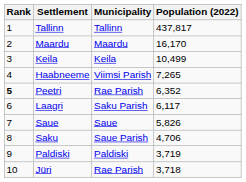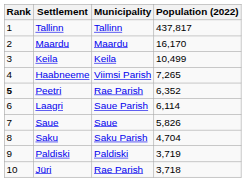(121, 106) Saku Parish -> (121, 106) Saue Parish
(168, 106) 6,117 -> (168, 106) 6,114
(121, 138) Saue Parish -> (121, 138) Saku Parish
(168, 138) 4,706 -> (168, 138) 4,704
